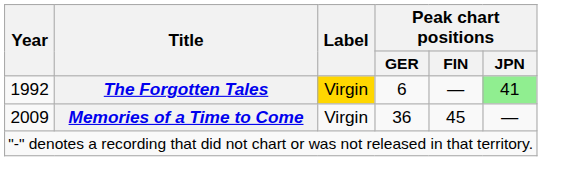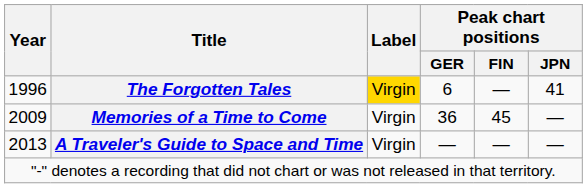(30, 89) 1992 -> (28, 89) 1996
(510, 89) lightgreen background -> (555, 89) no background
+ row: (209, 144)
